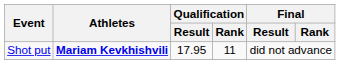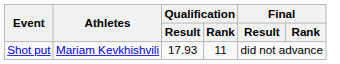(112, 51) bold -> (108, 51) normal
(192, 51) 17.95 -> (183, 51) 17.93
